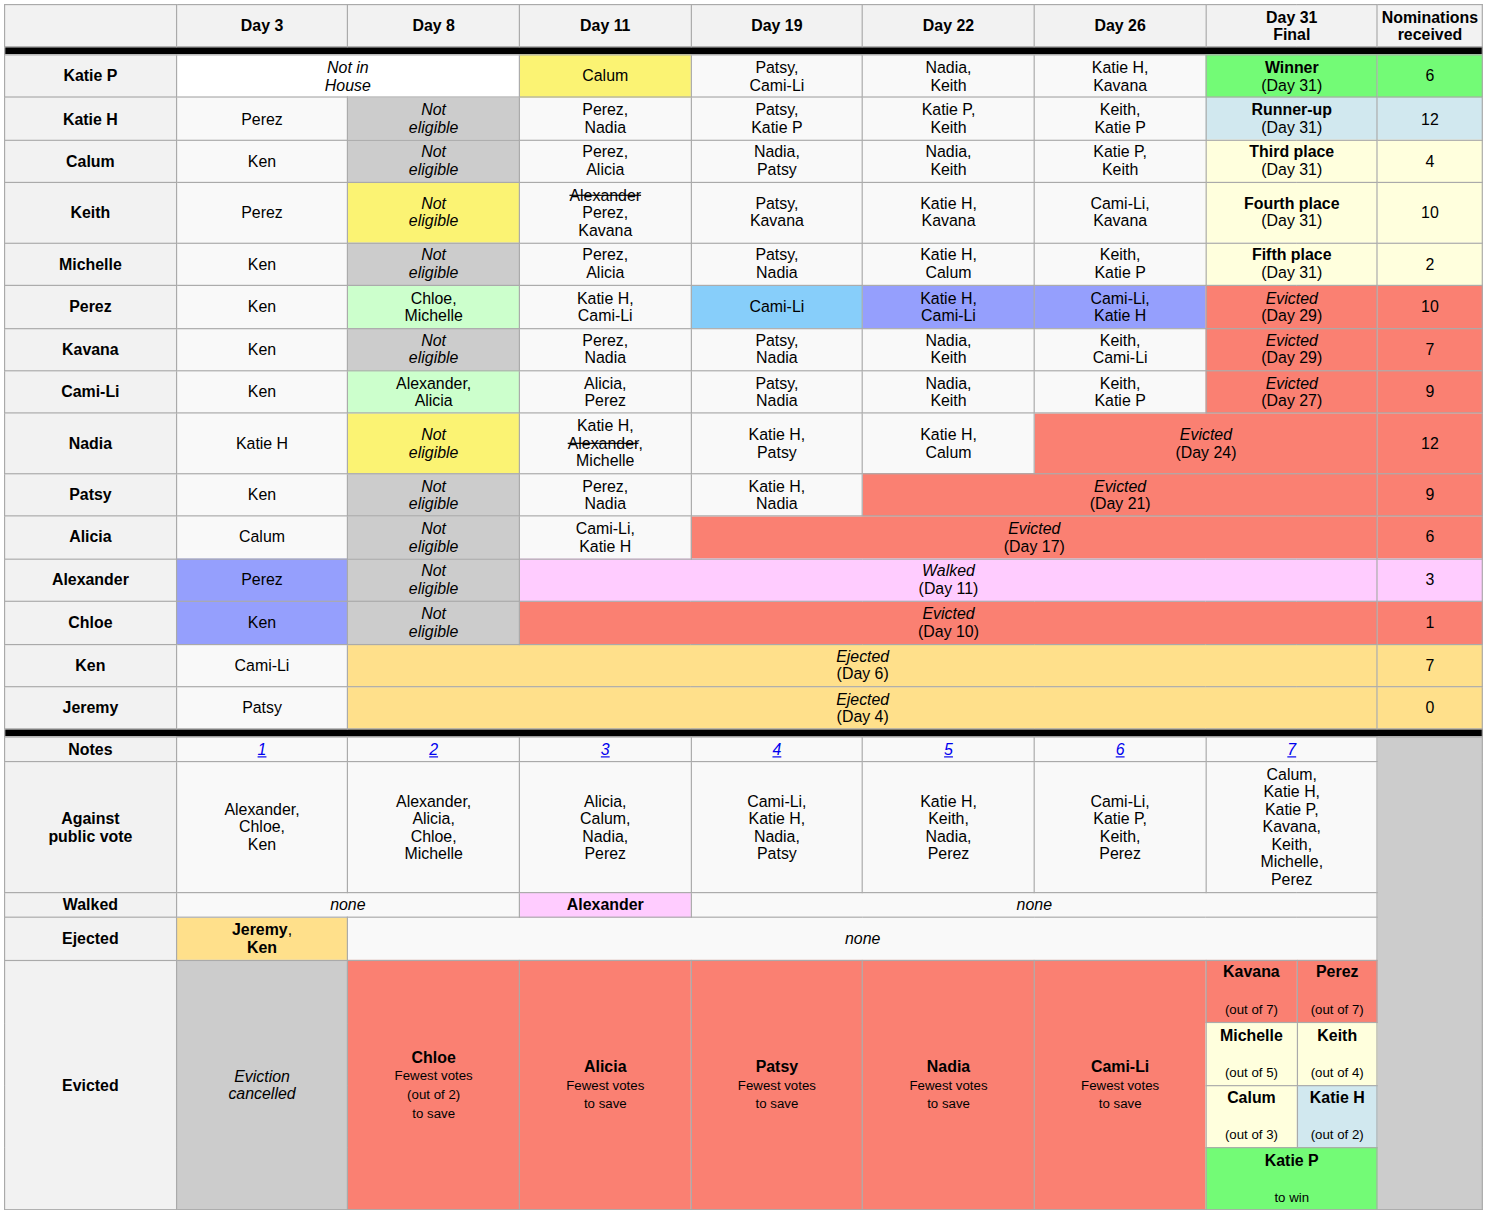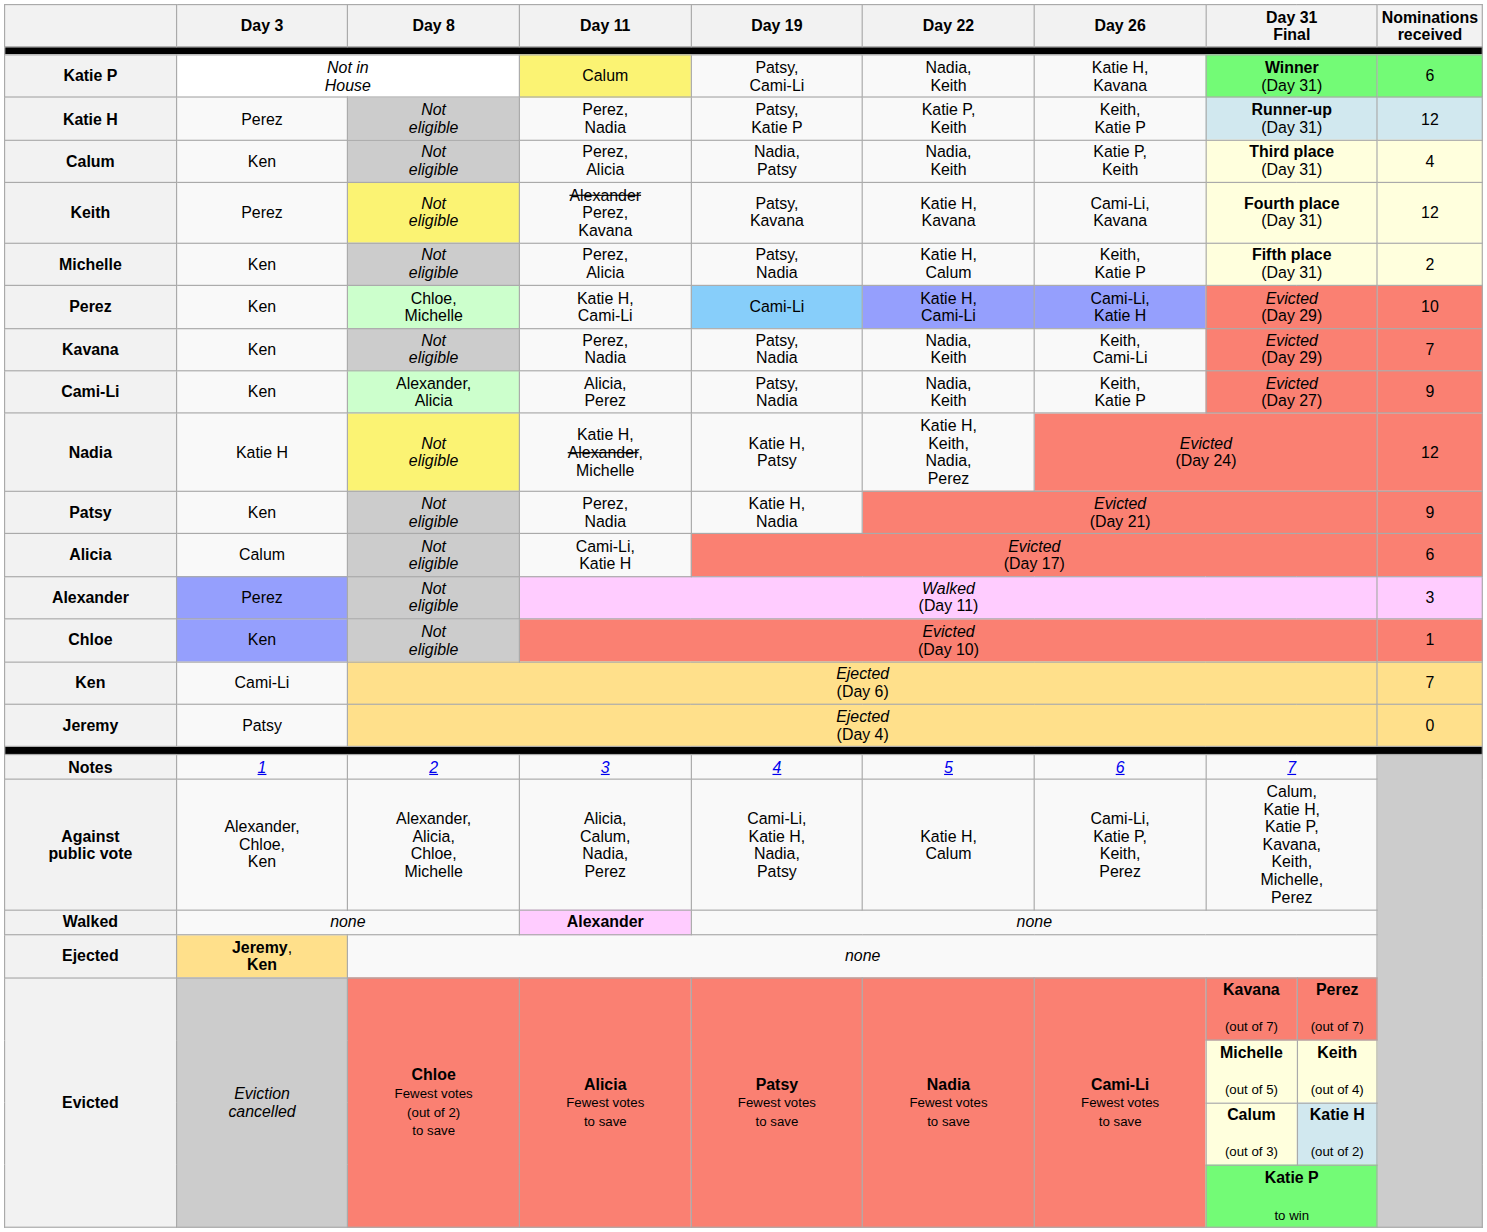(1430, 212) 10 -> (1430, 212) 12
(949, 443) Katie H, Calum -> (949, 452) Katie H, Keith, Nadia, Perez
(949, 827) Katie H, Keith, Nadia, Perez -> (949, 844) Katie H, Calum
